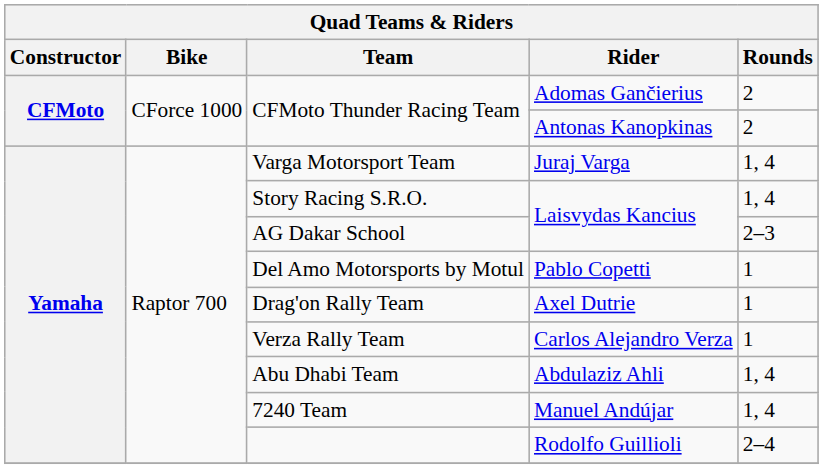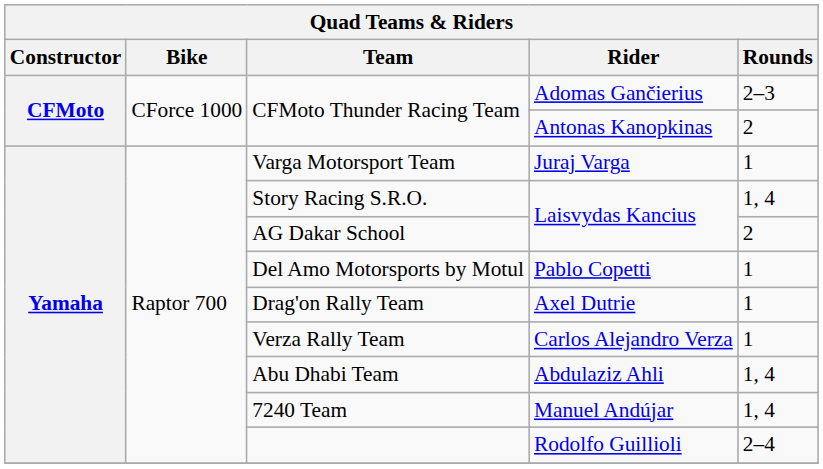(748, 92) 2 -> (759, 92) 2–3
(759, 162) 1, 4 -> (748, 162) 1
(759, 233) 2–3 -> (748, 233) 2
